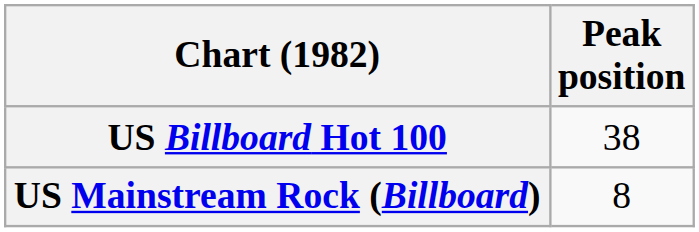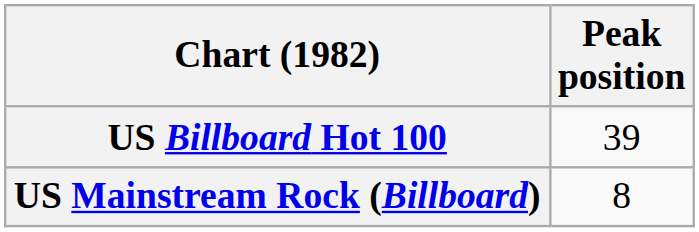(622, 136) 38 -> (622, 136) 39
